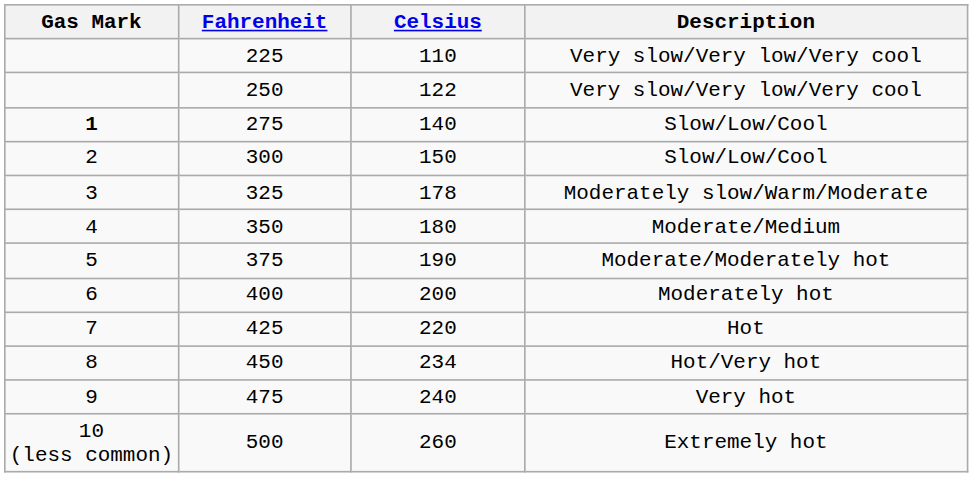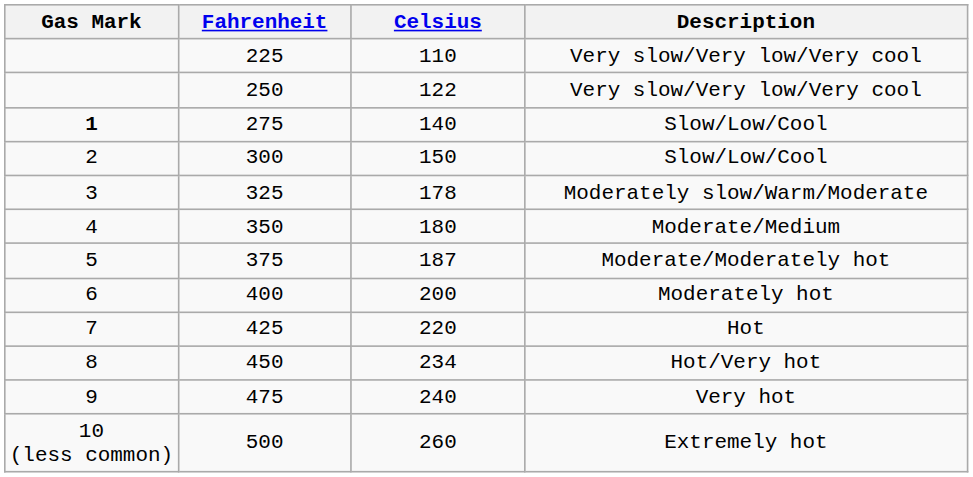(438, 261) 190 -> (438, 261) 187
